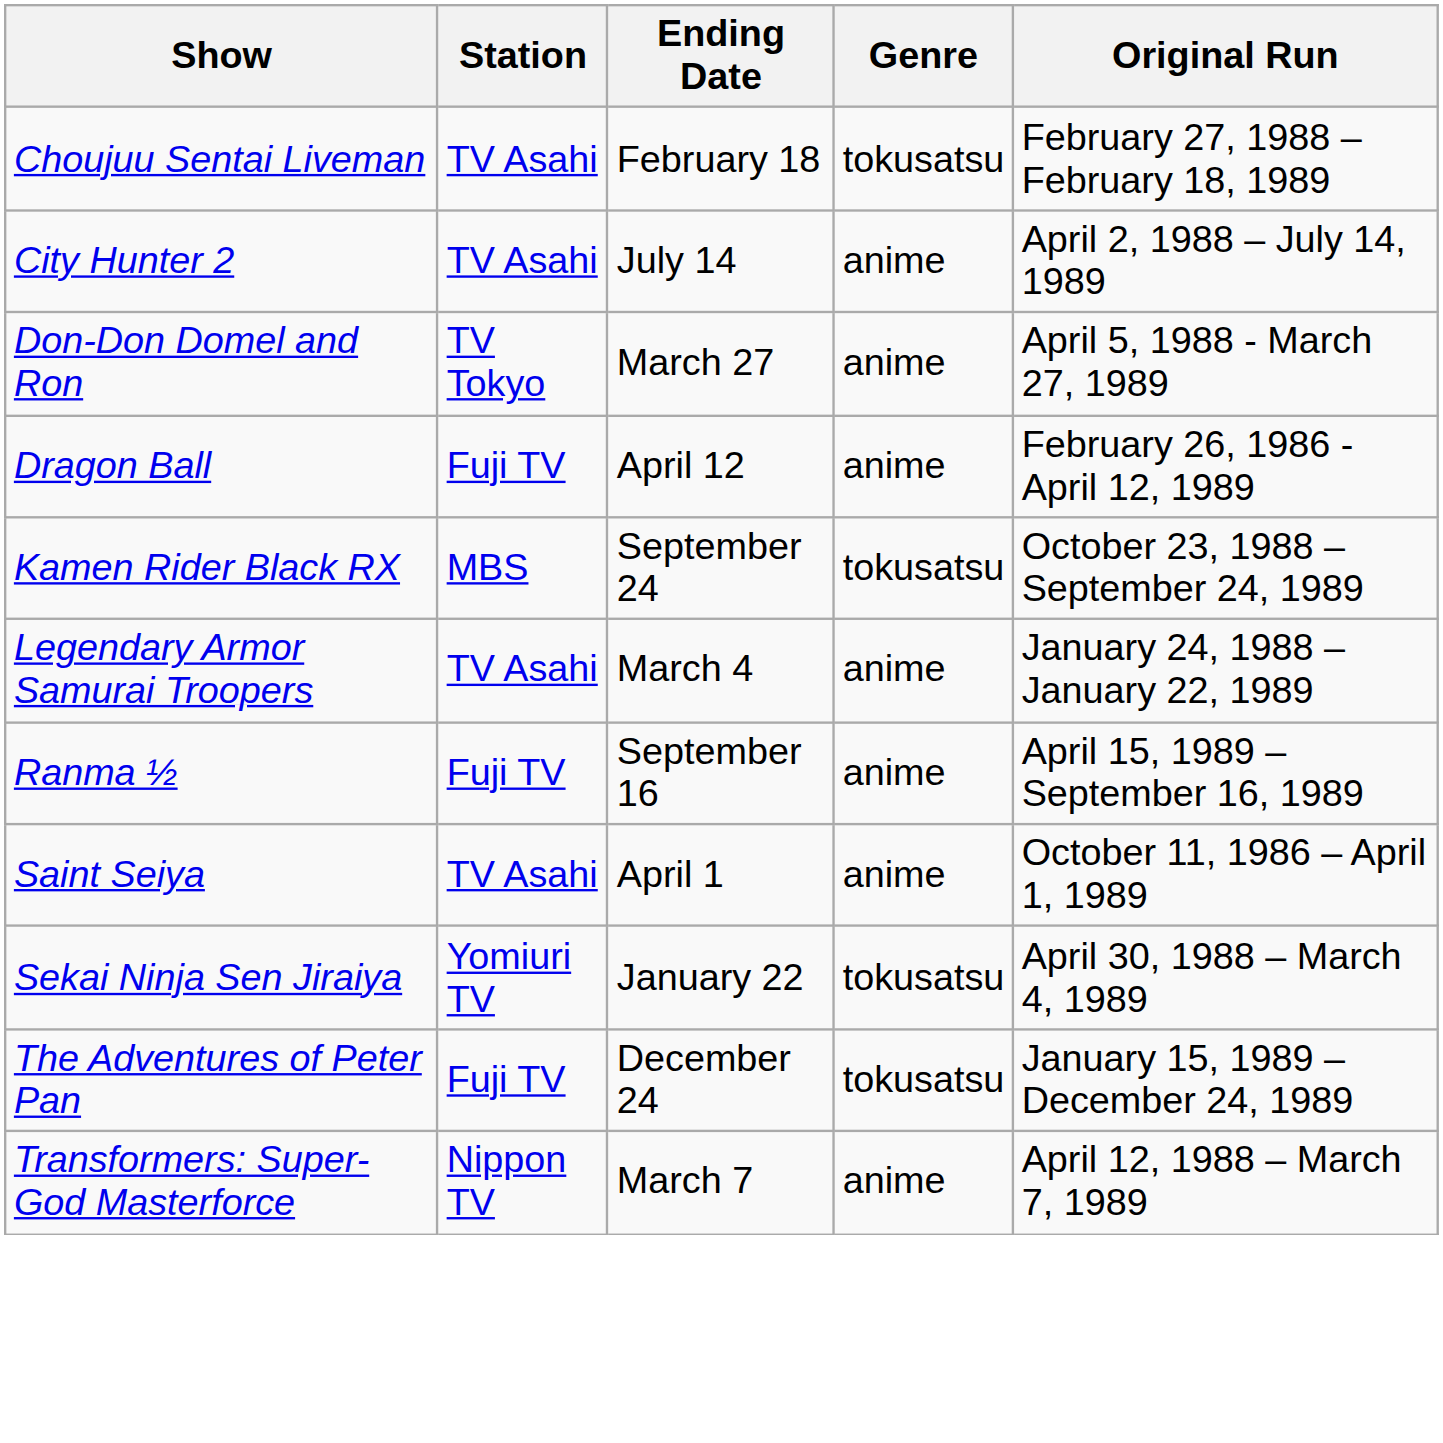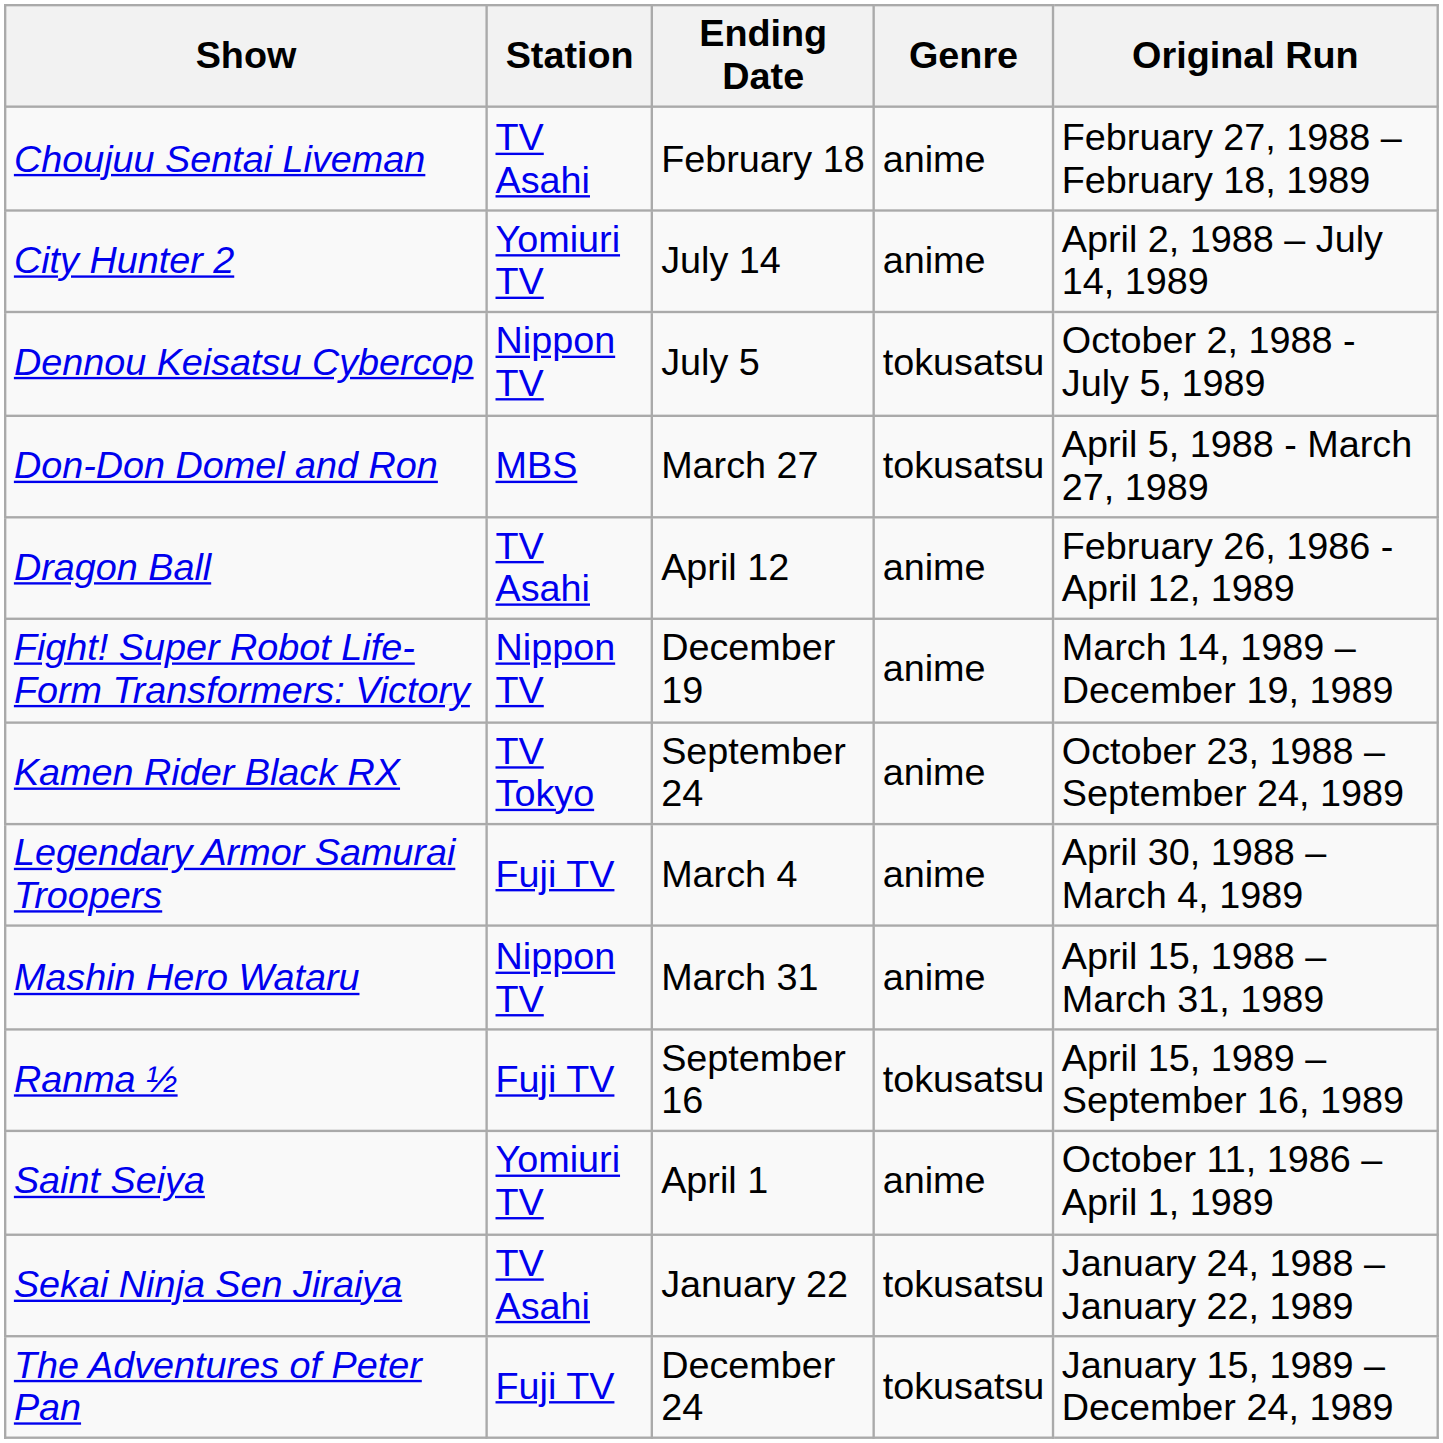(923, 158) tokusatsu -> (934, 158) anime
(522, 260) TV Asahi -> (558, 260) Yomiuri TV
+ row: (244, 362)
(496, 362) TV Tokyo -> (536, 465) MBS
(894, 362) anime -> (964, 465) tokusatsu
(506, 465) Fuji TV -> (543, 567) TV Asahi
+ row: (242, 669)
(488, 567) MBS -> (545, 772) TV Tokyo
(923, 567) tokusatsu -> (934, 772) anime
(522, 669) TV Asahi -> (555, 874) Fuji TV
(1183, 669) January 24, 1988 – January 22, 1989 -> (1194, 874) April 30, 1988 – March 4, 1989
+ row: (187, 976)
(894, 772) anime -> (964, 1079) tokusatsu
(522, 874) TV Asahi -> (558, 1181) Yomiuri TV
(509, 976) Yomiuri TV -> (543, 1284) TV Asahi
(1212, 976) April 30, 1988 – March 4, 1989 -> (1223, 1284) January 24, 1988 – January 22, 1989
- row: (192, 1181)
